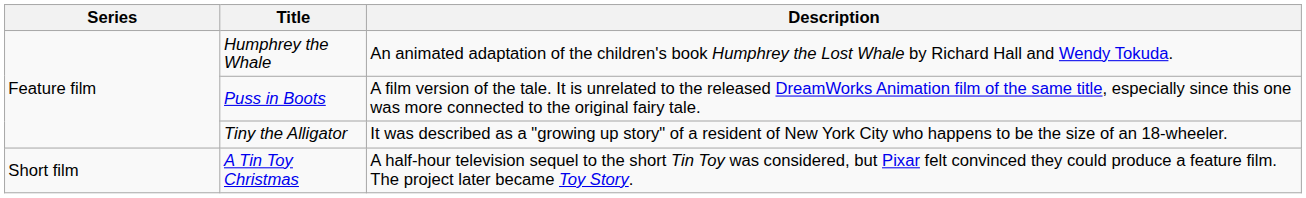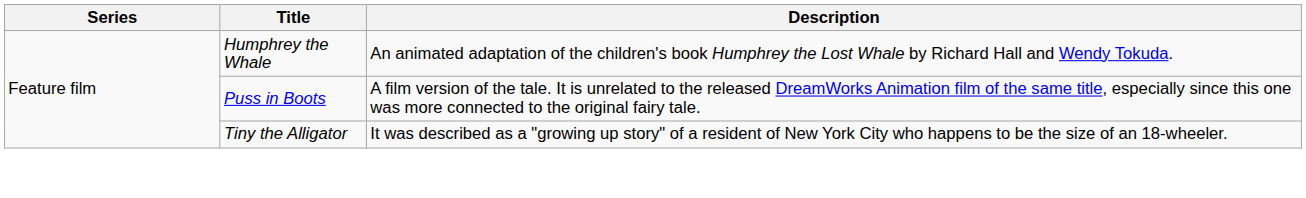- row: (261, 170)
